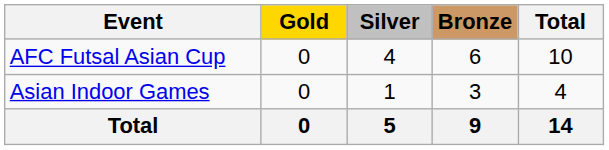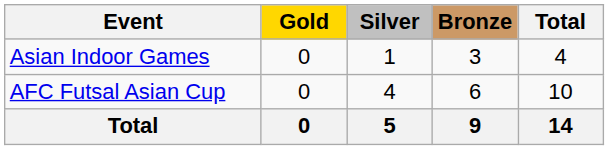rows swapped: (118, 56) <-> (110, 91)
